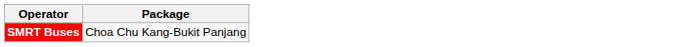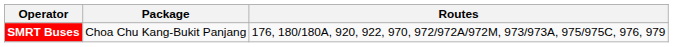+ column: (459, 13)
